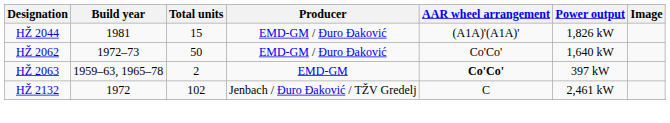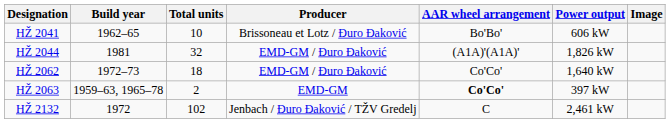+ row: (37, 33)
(196, 33) 15 -> (196, 52) 32
(196, 52) 50 -> (196, 71) 18
